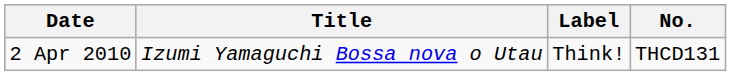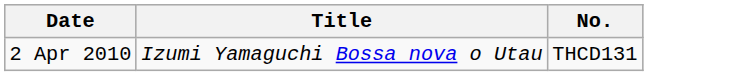- column: (589, 21)
